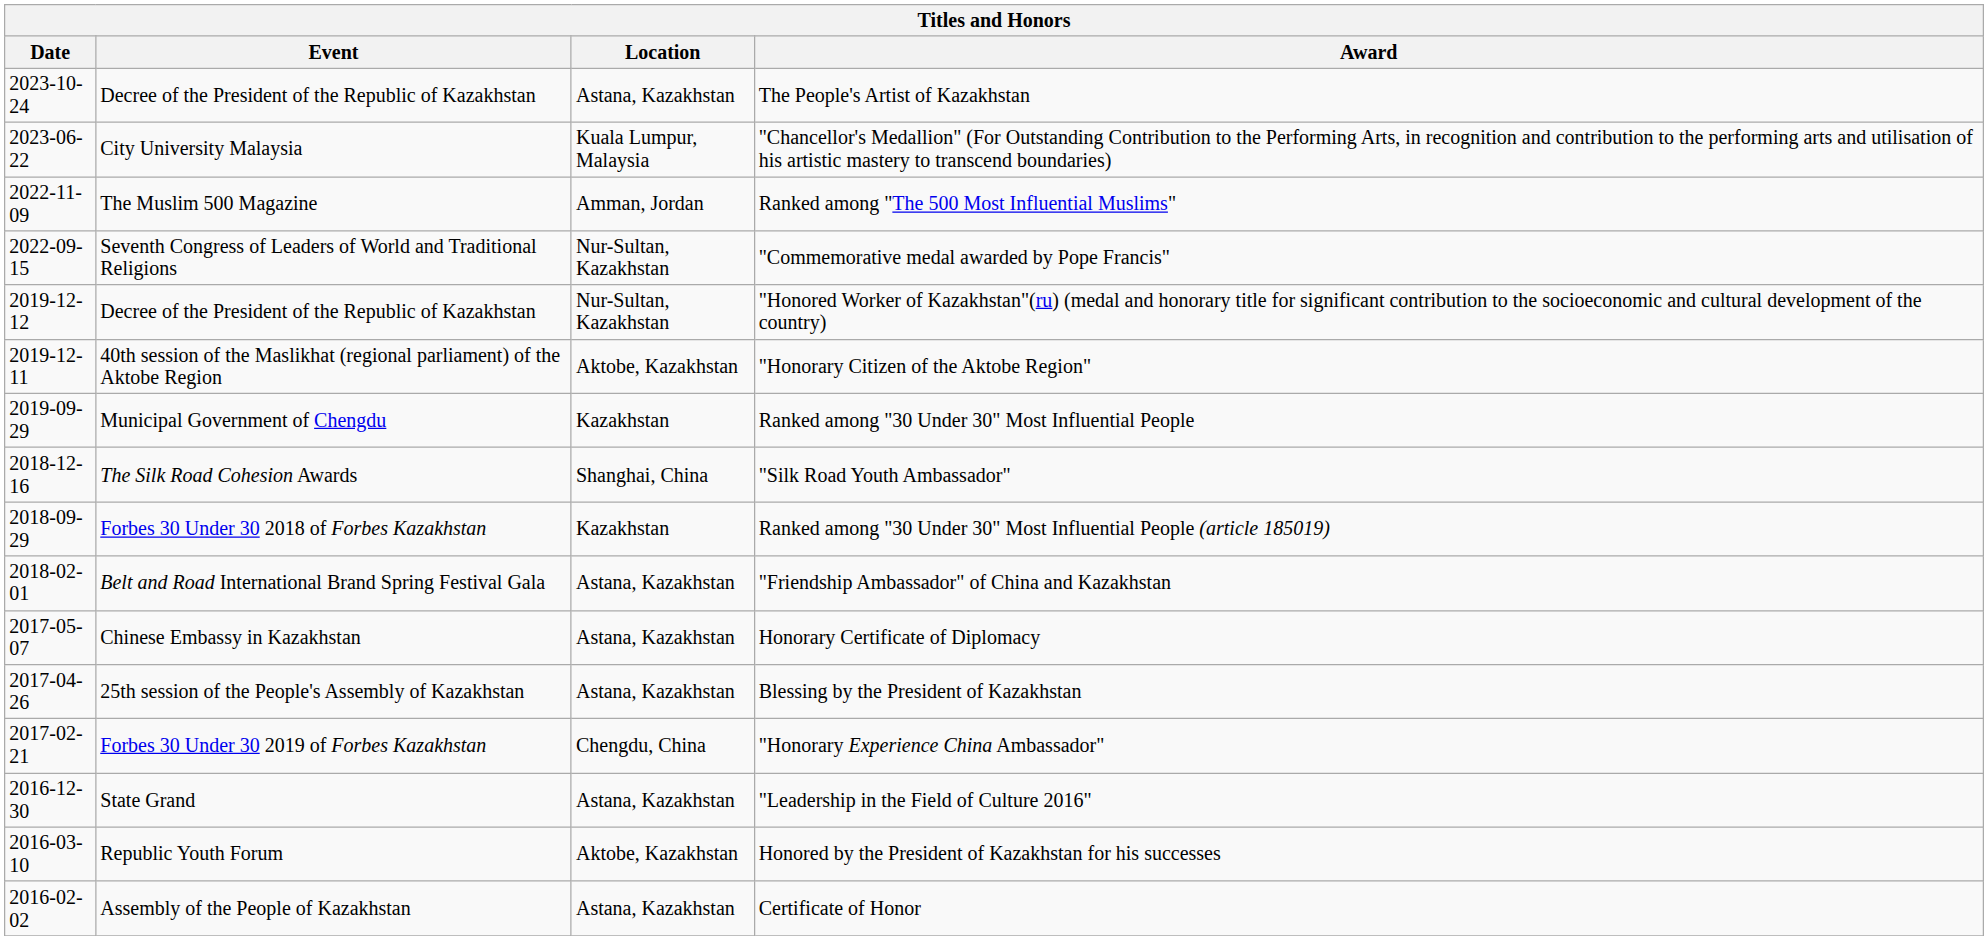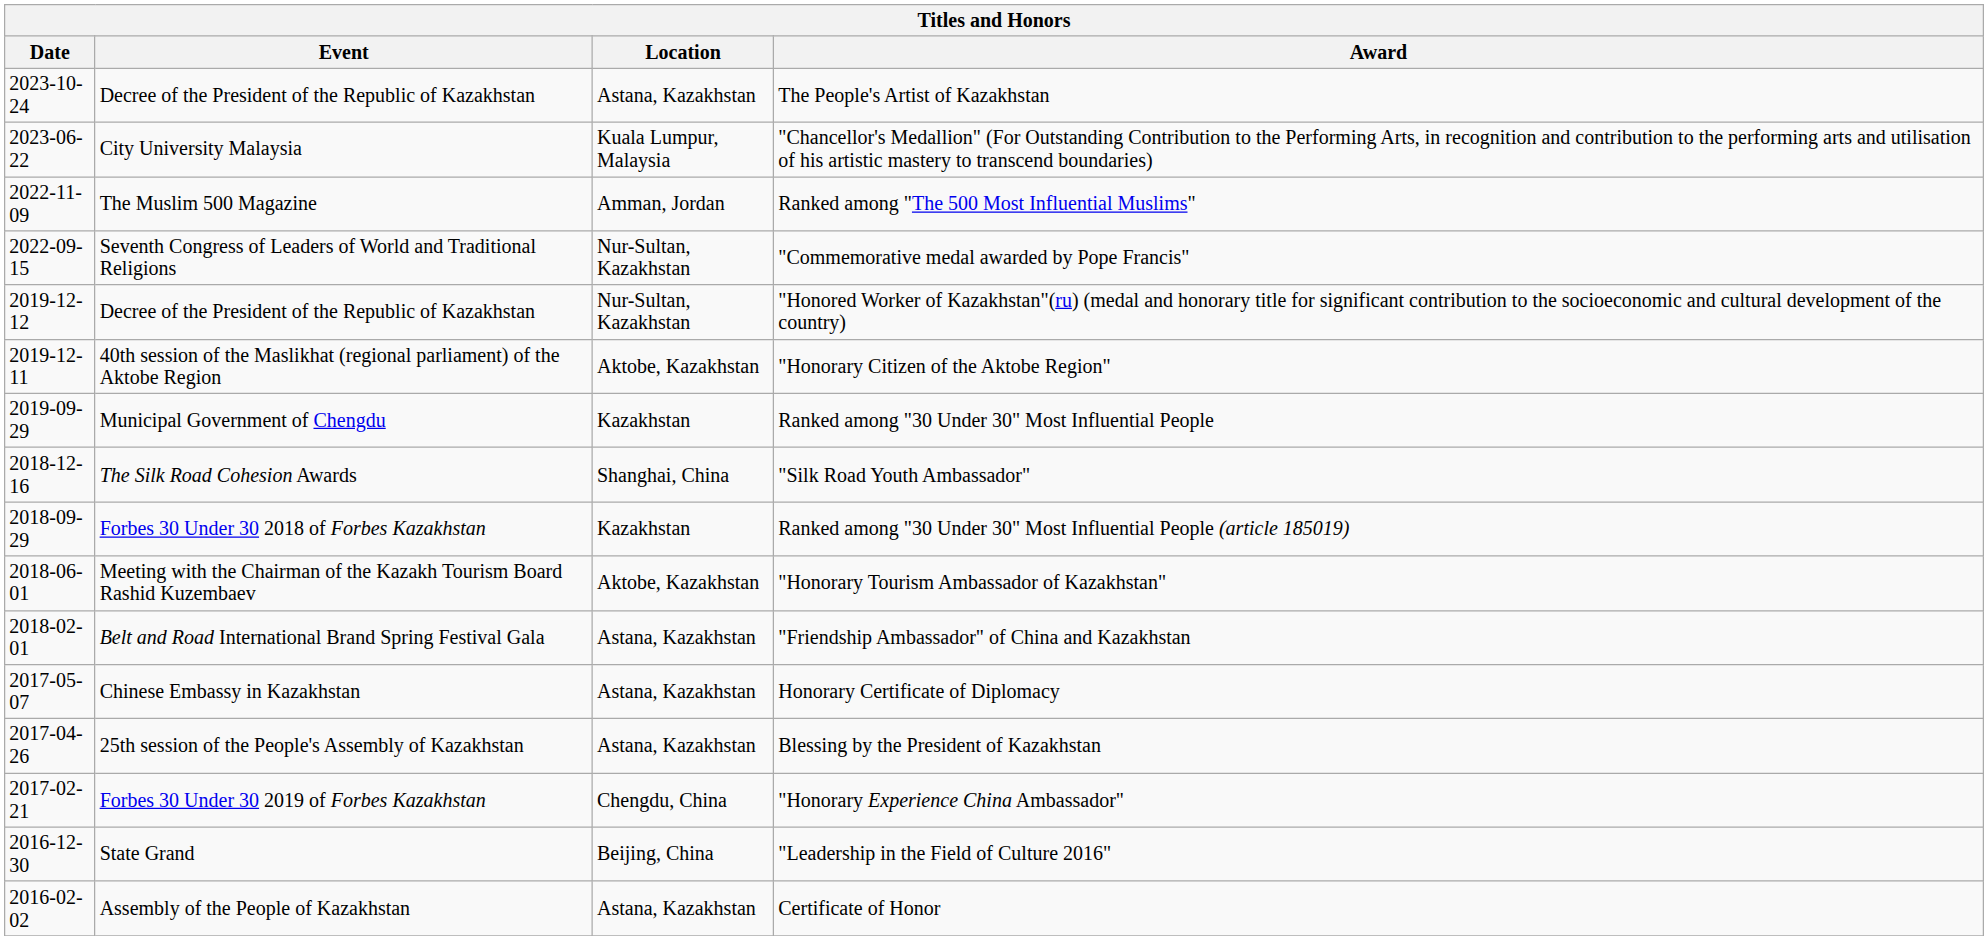+ row: (972, 583)
(655, 799) Astana, Kazakhstan -> (655, 854) Beijing, China
- row: (990, 854)
